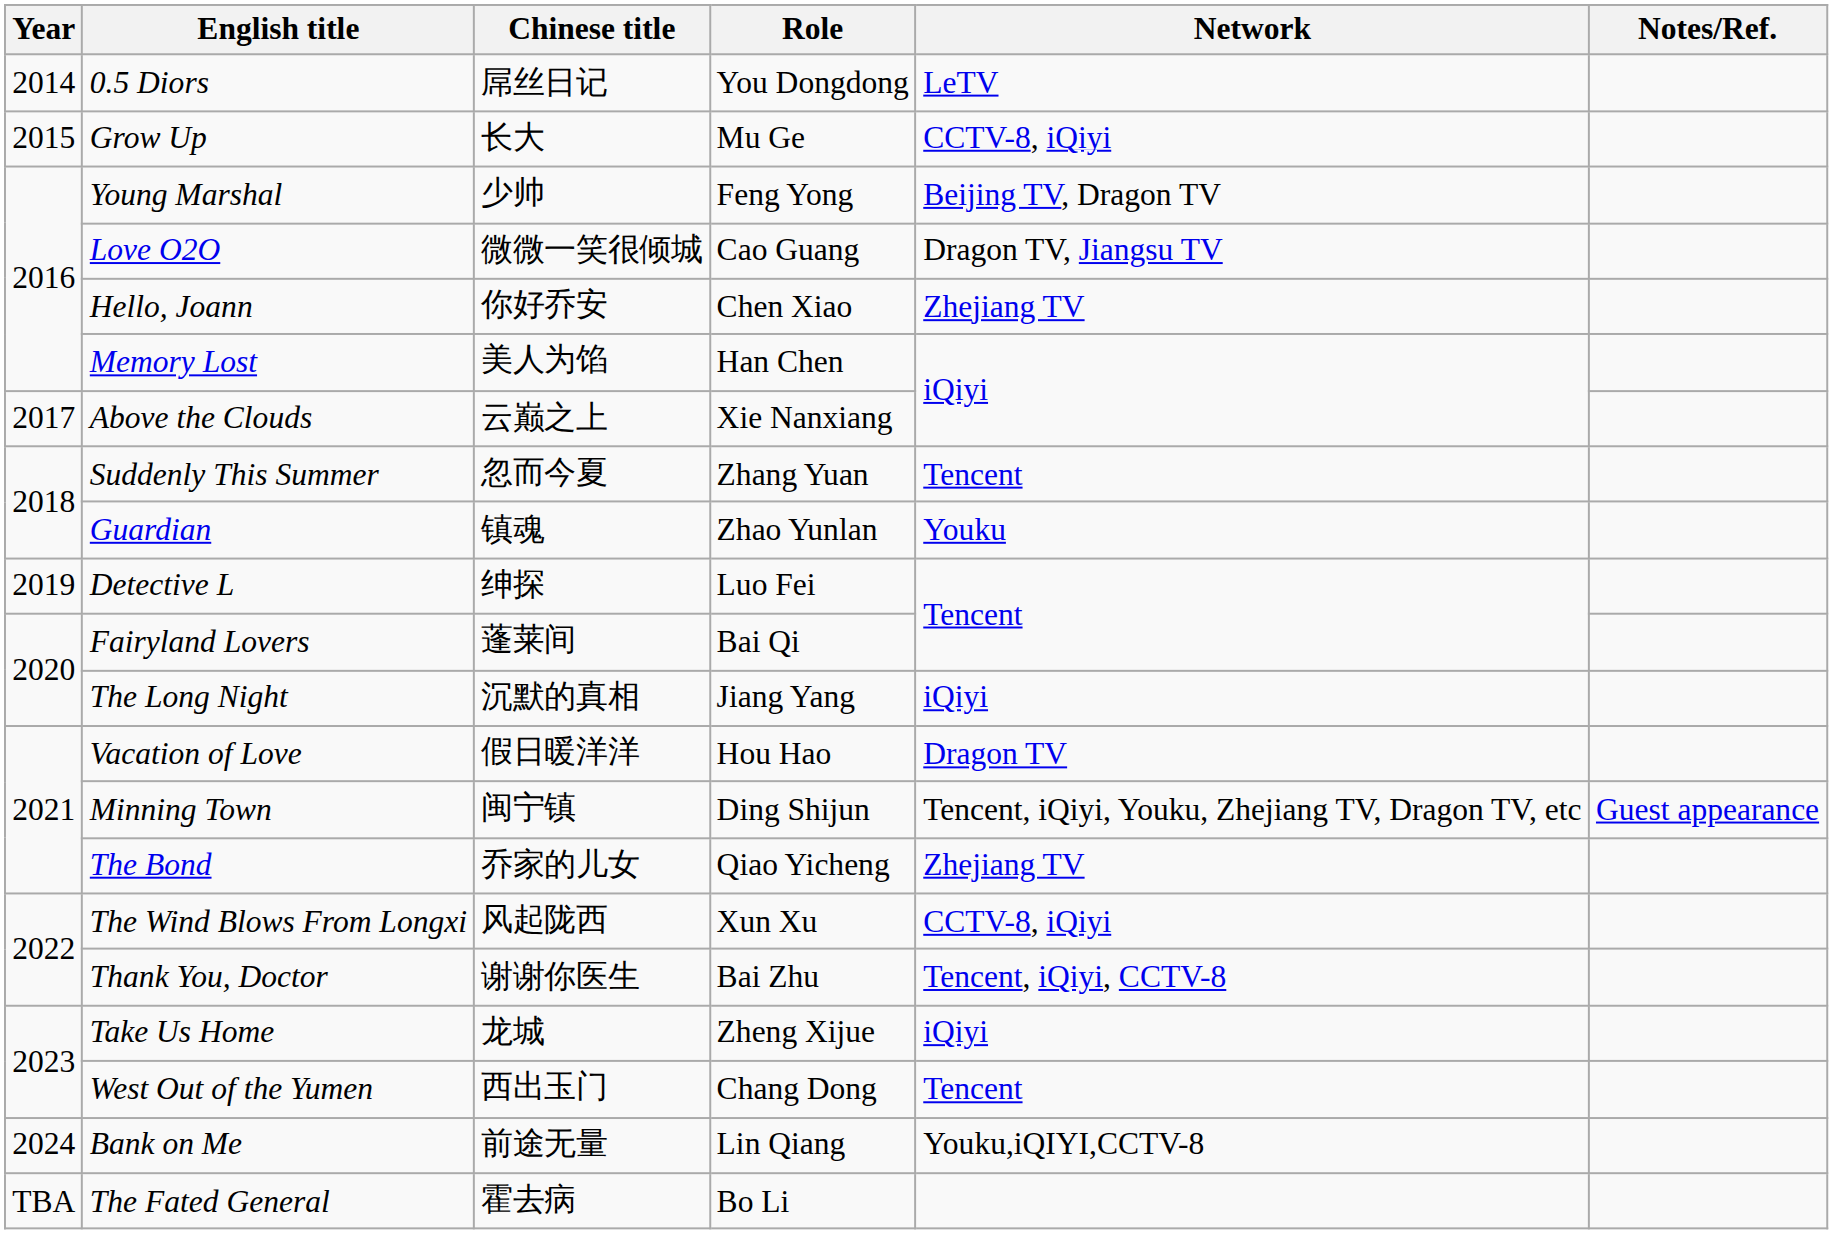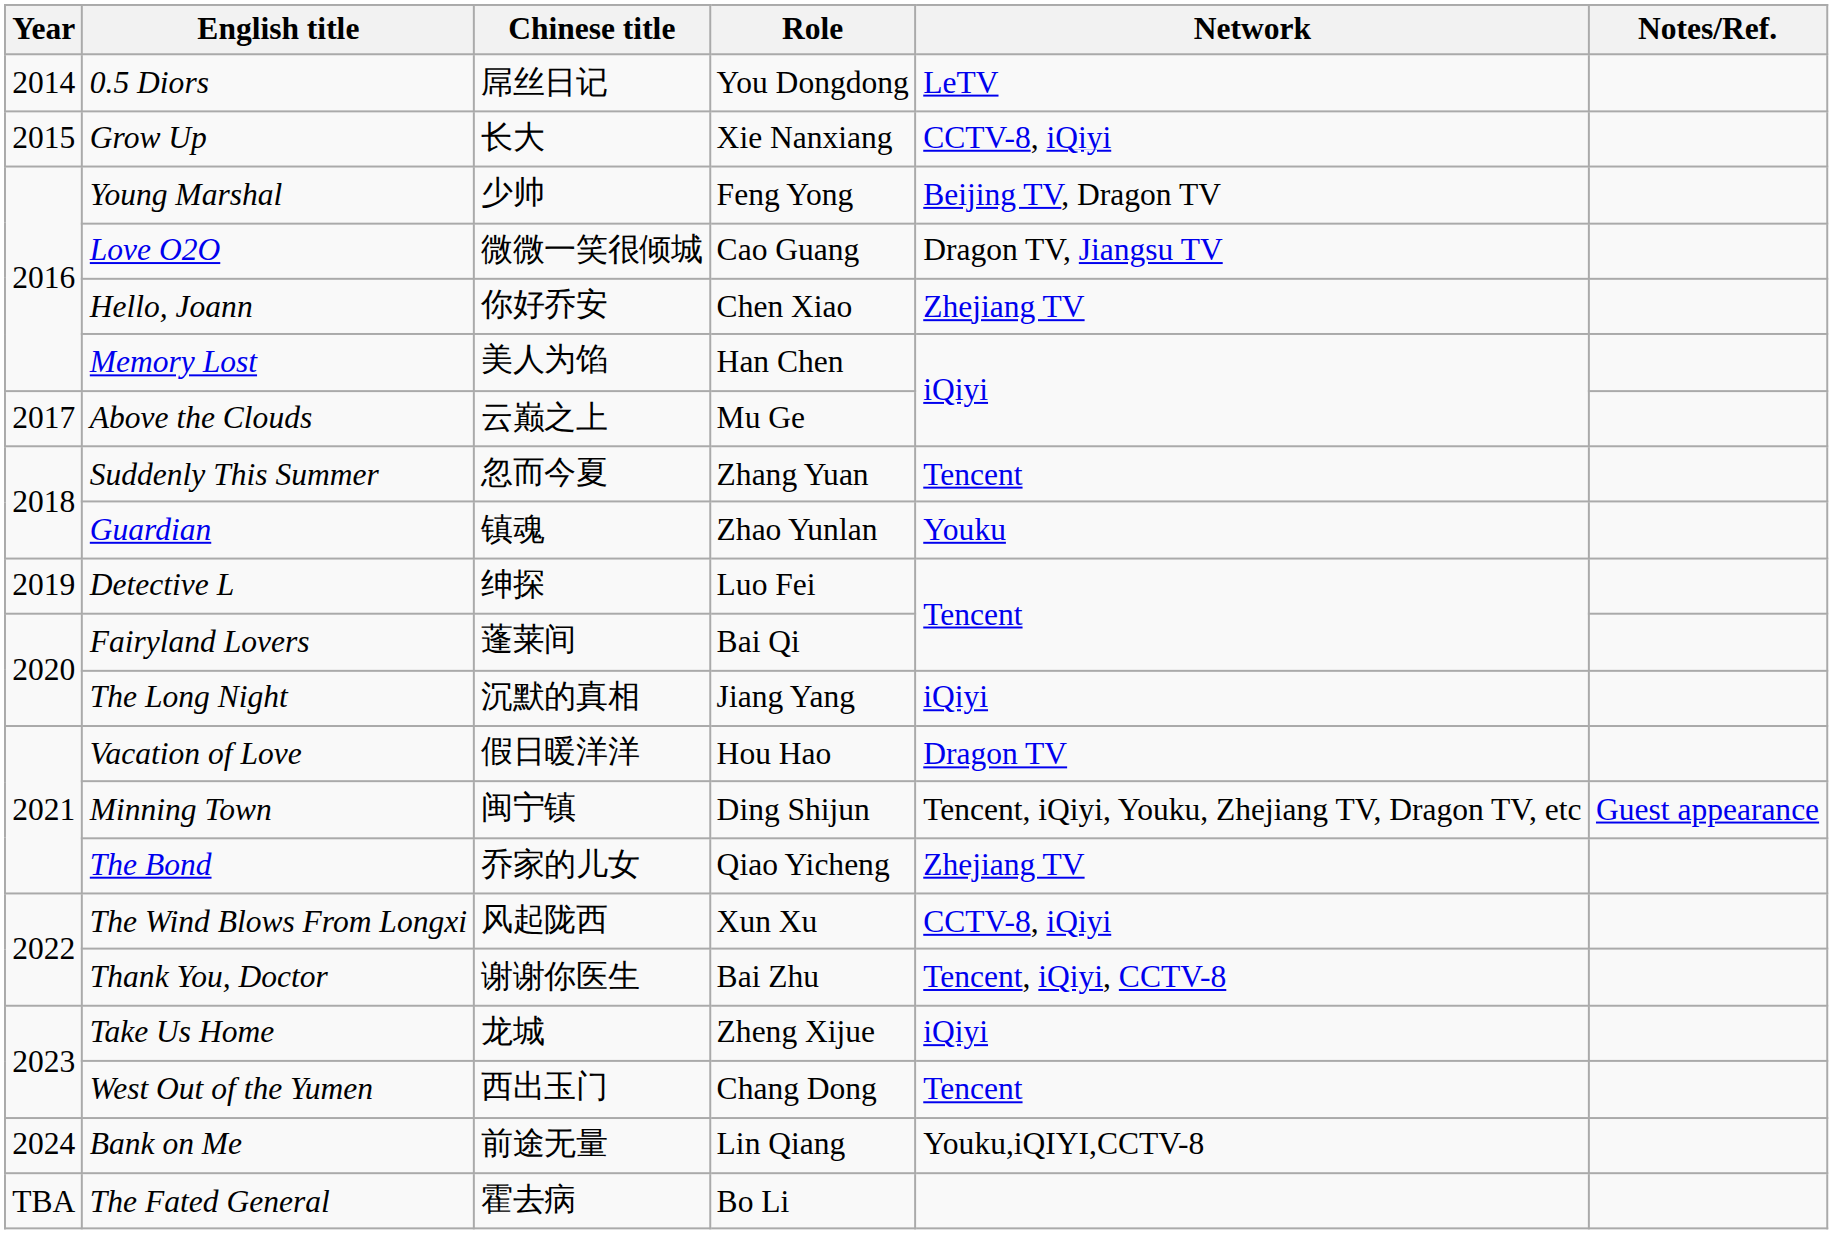(761, 138) Mu Ge -> (805, 138) Xie Nanxiang
(805, 417) Xie Nanxiang -> (761, 417) Mu Ge
